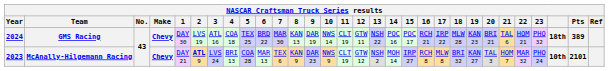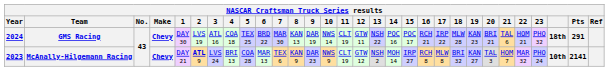(578, 37) 389 -> (578, 37) 291
(578, 56) 2101 -> (578, 56) 2141
